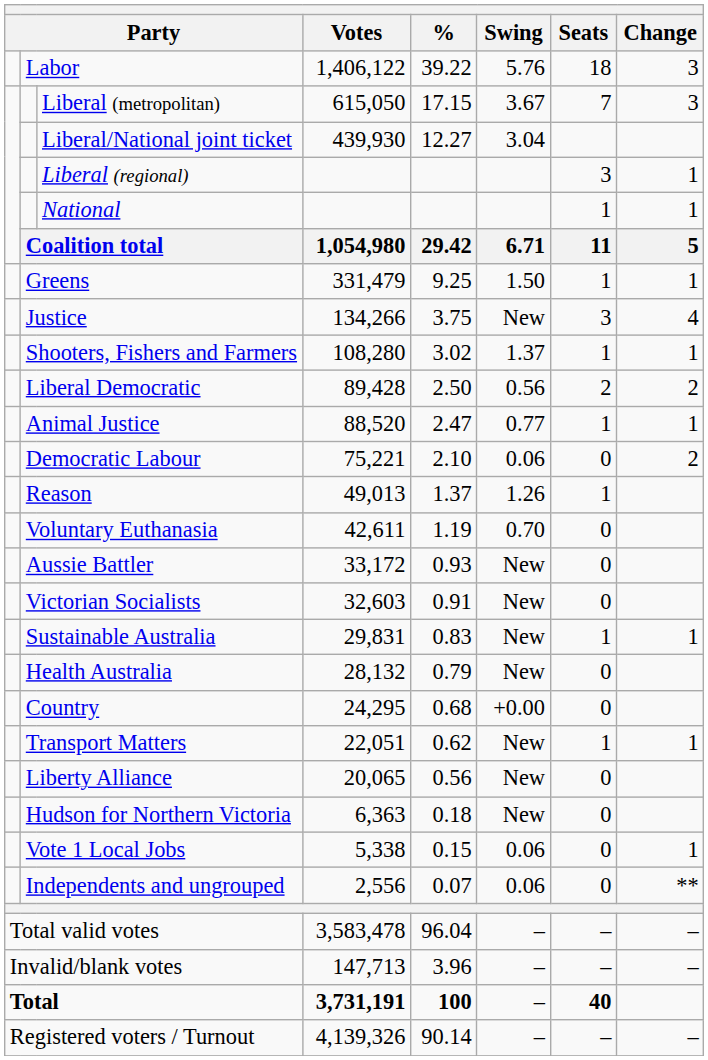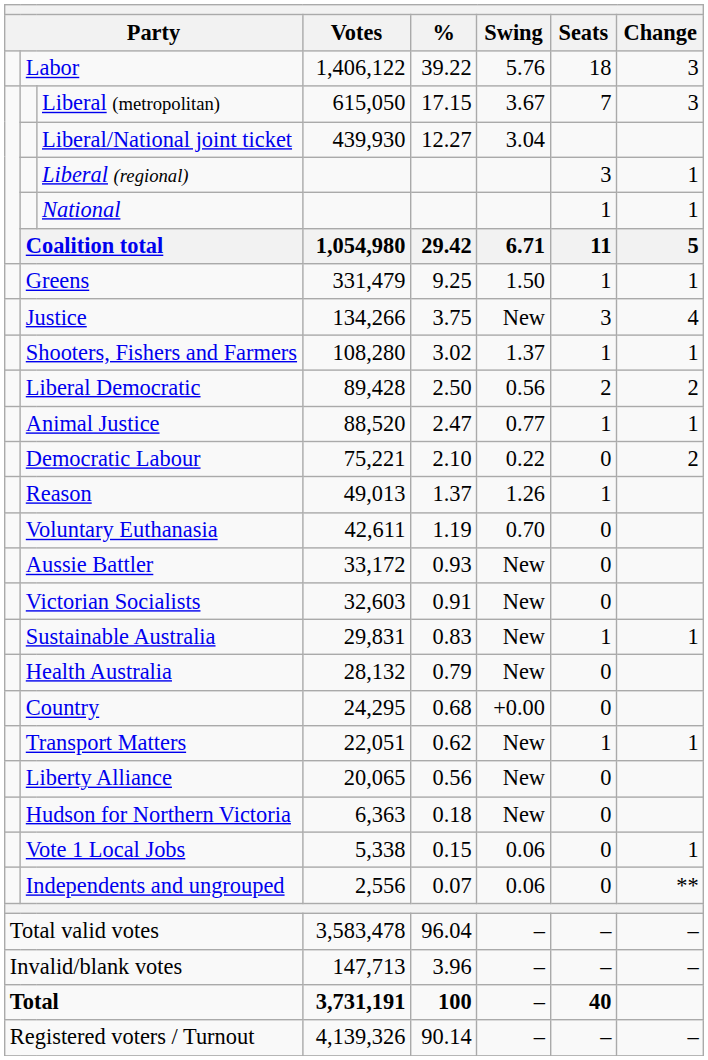(525, 458) 0.06 -> (525, 458) 0.22
